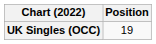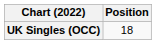(127, 30) 19 -> (127, 30) 18
